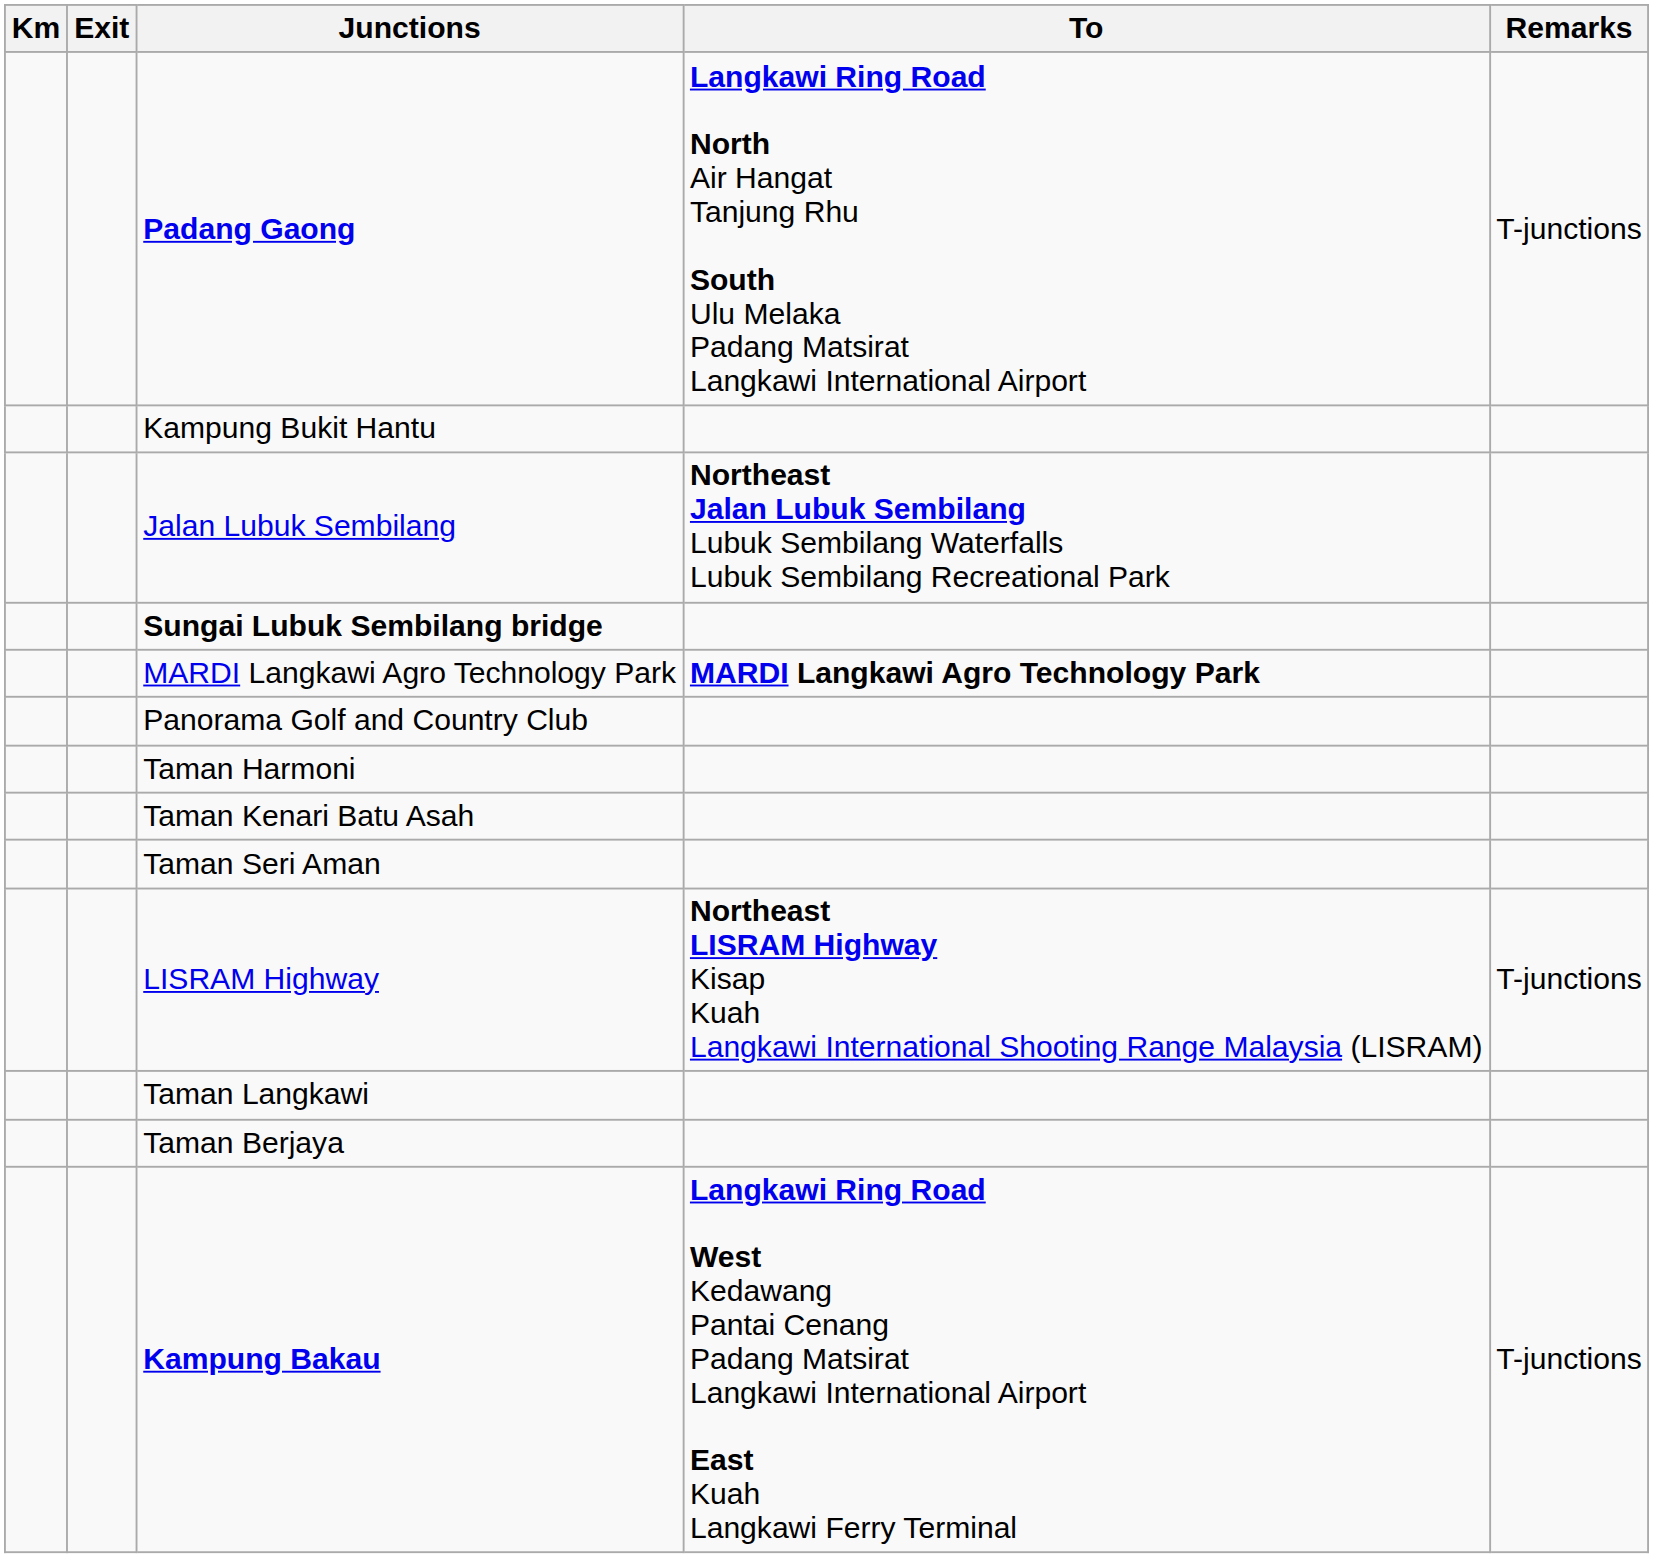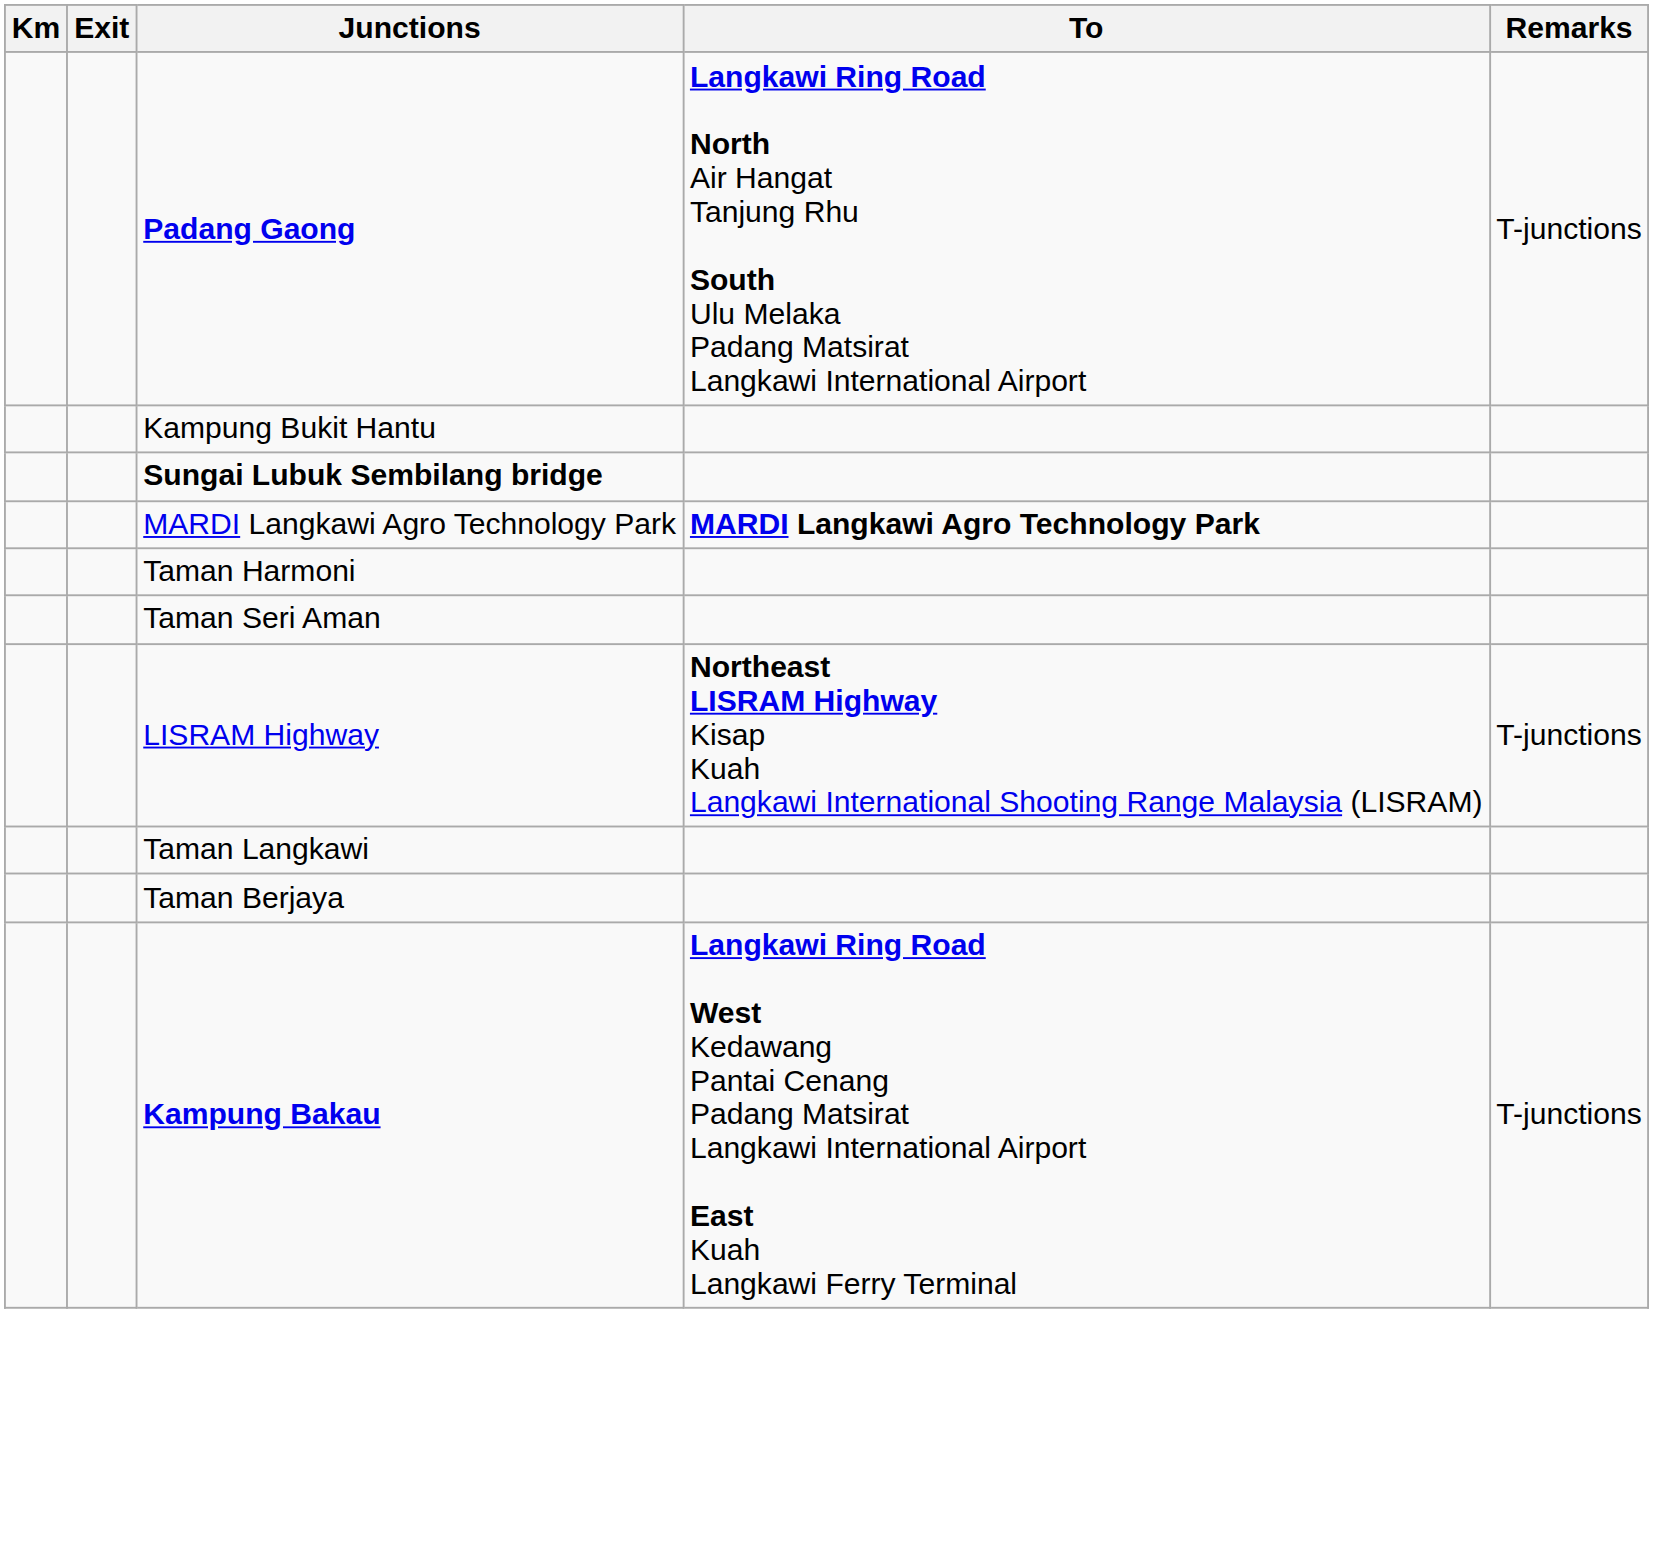- row: (300, 526)
- row: (366, 720)
- row: (309, 816)
